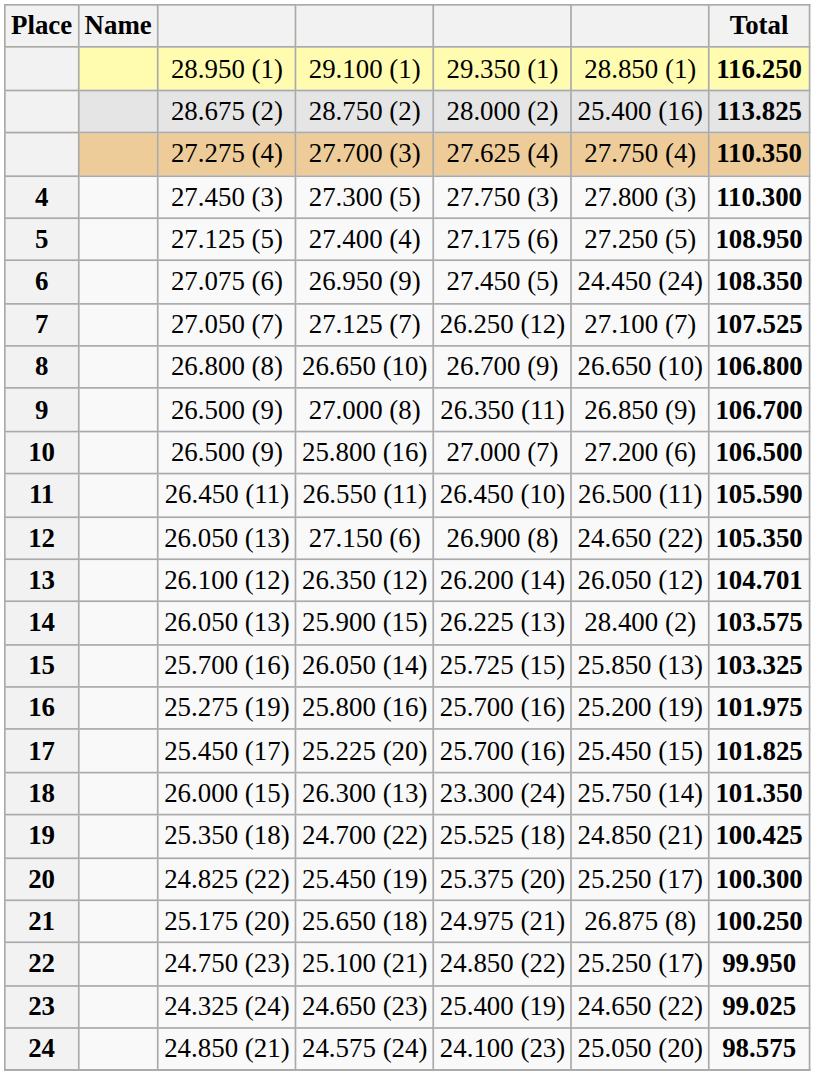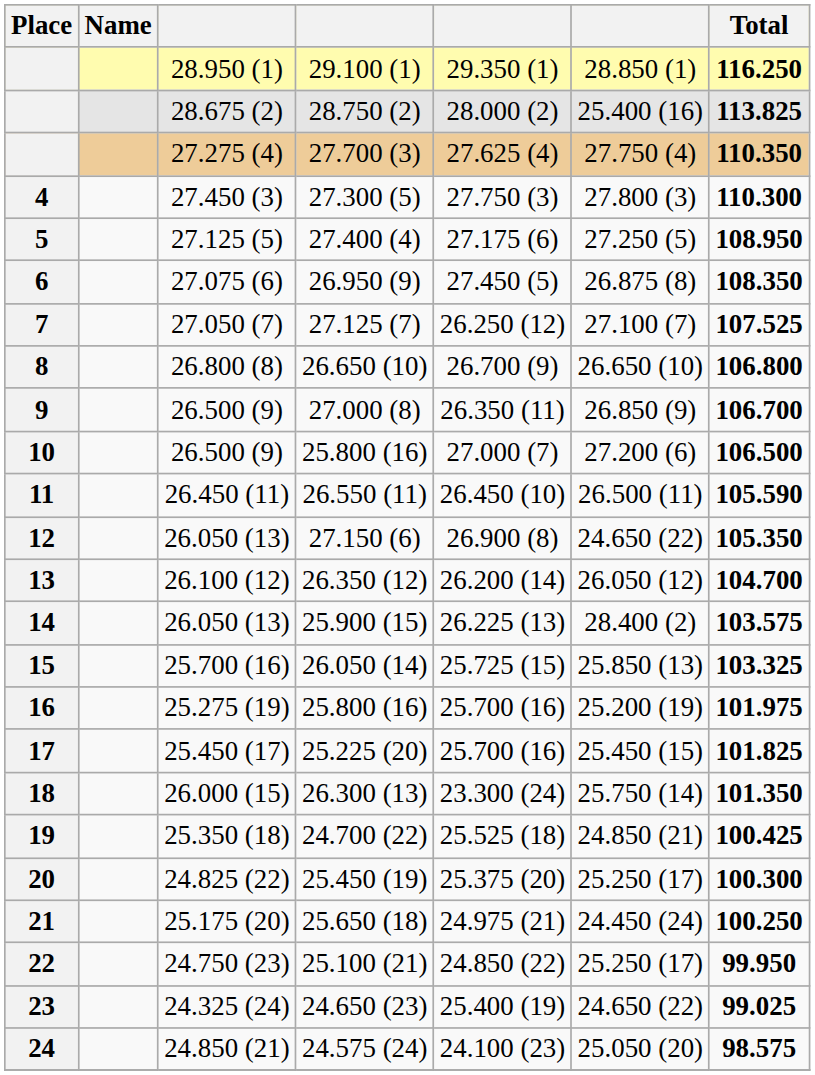(640, 281) 24.450 (24) -> (640, 281) 26.875 (8)
(759, 580) 104.701 -> (759, 580) 104.700
(640, 921) 26.875 (8) -> (640, 921) 24.450 (24)
